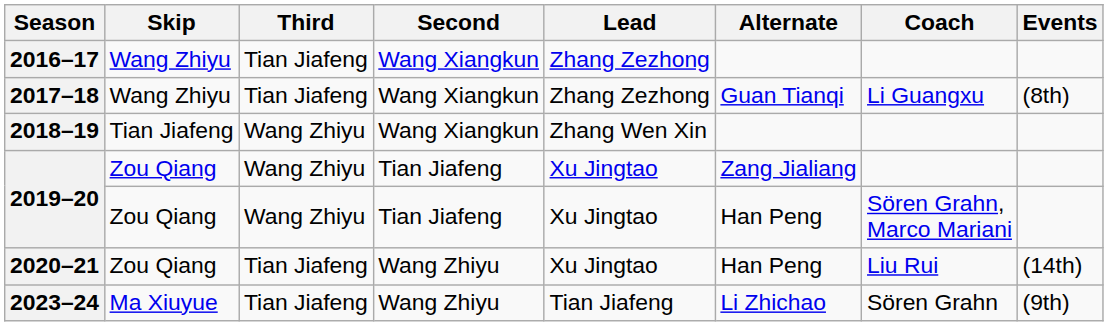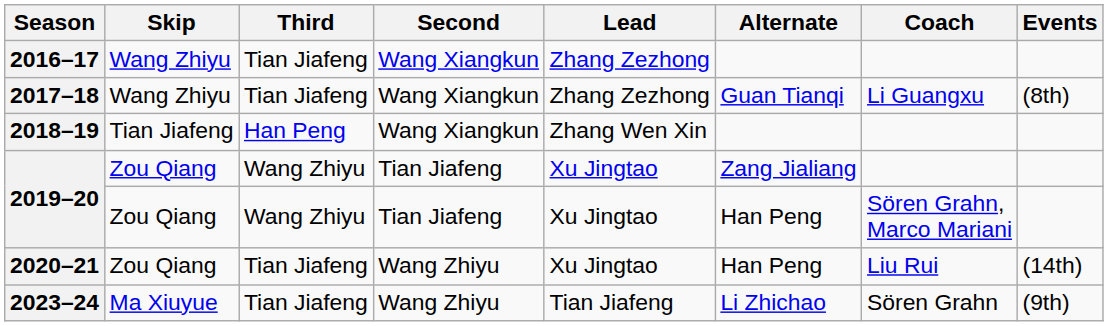(305, 131) Wang Zhiyu -> (295, 131) Han Peng
